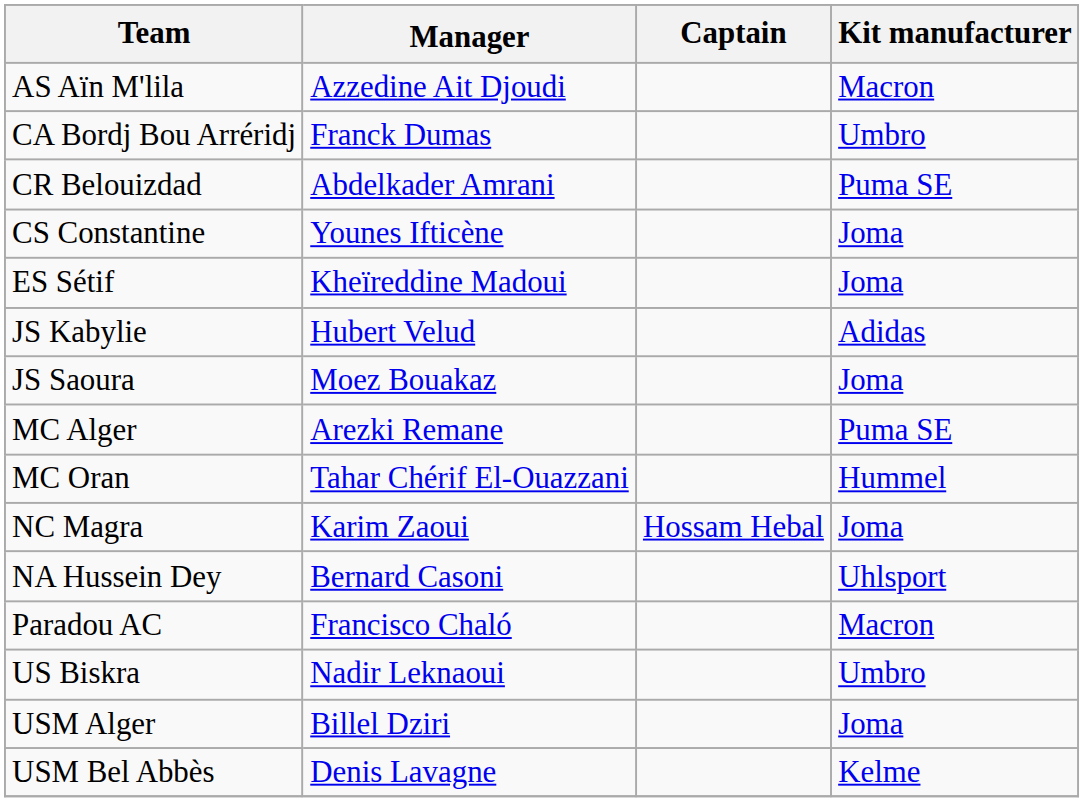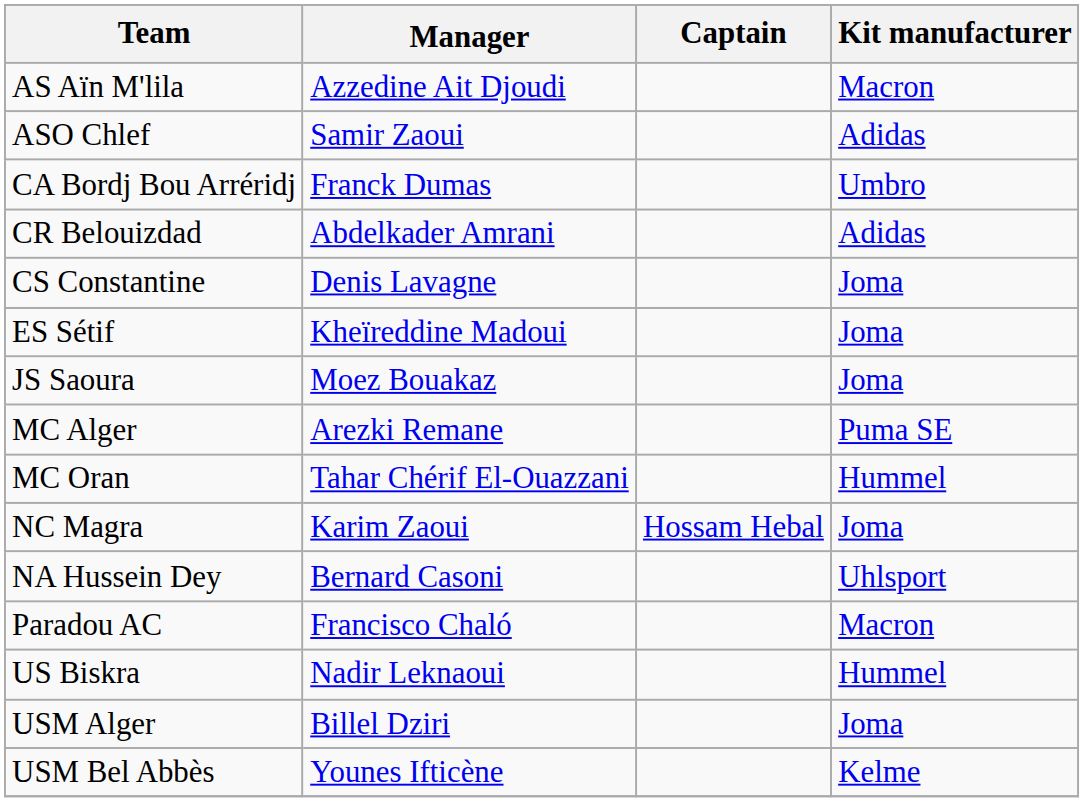+ row: (81, 135)
(895, 184) Puma SE -> (882, 233) Adidas
(407, 233) Younes Ifticène -> (403, 282) Denis Lavagne
- row: (79, 331)
(882, 673) Umbro -> (892, 673) Hummel
(403, 771) Denis Lavagne -> (407, 771) Younes Ifticène
